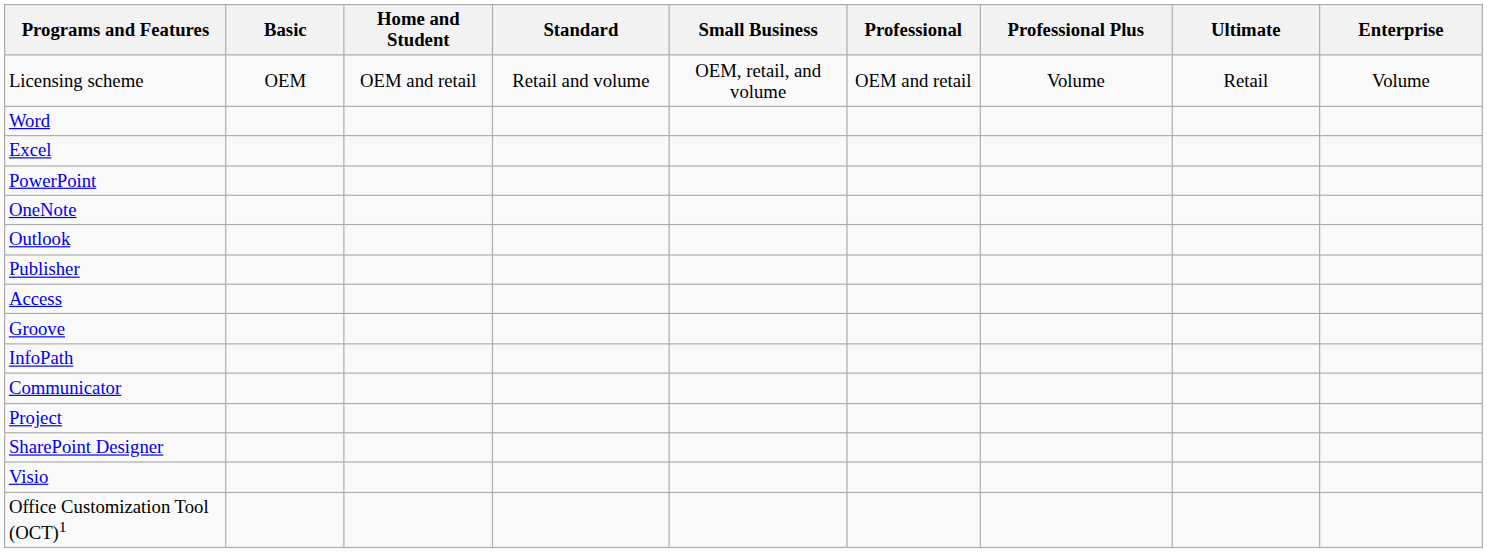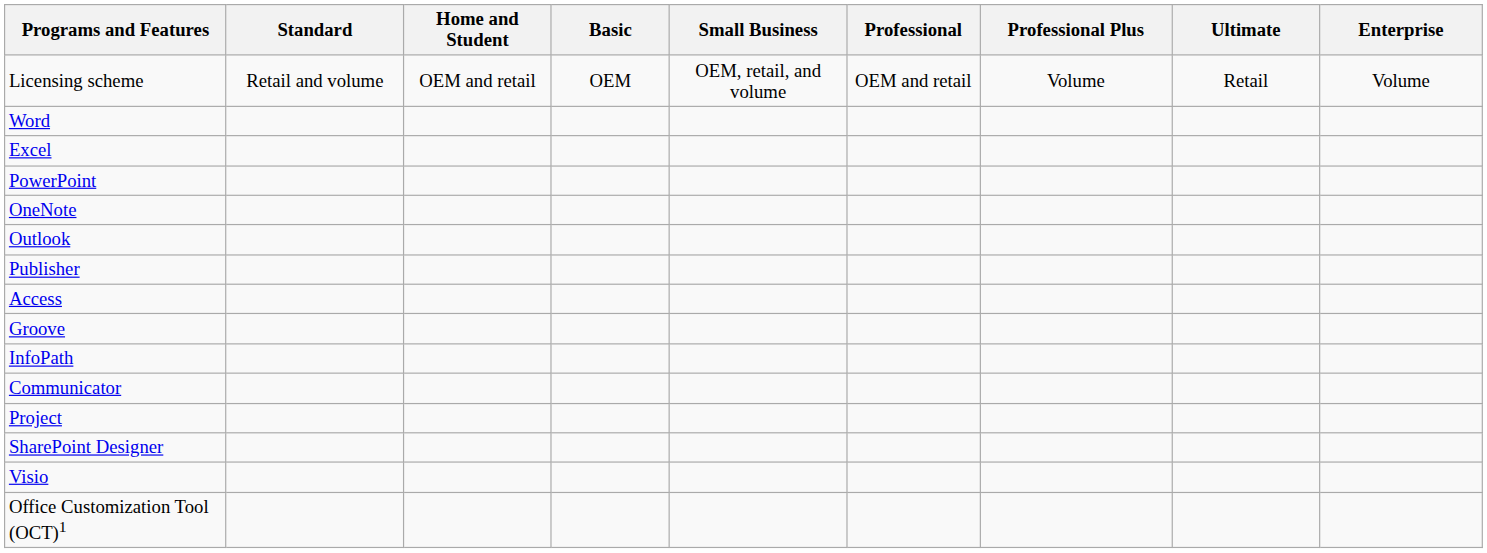columns swapped: (285, 29) <-> (581, 29)
